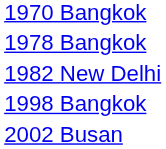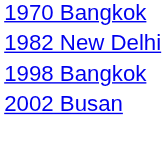- row: (75, 43)
